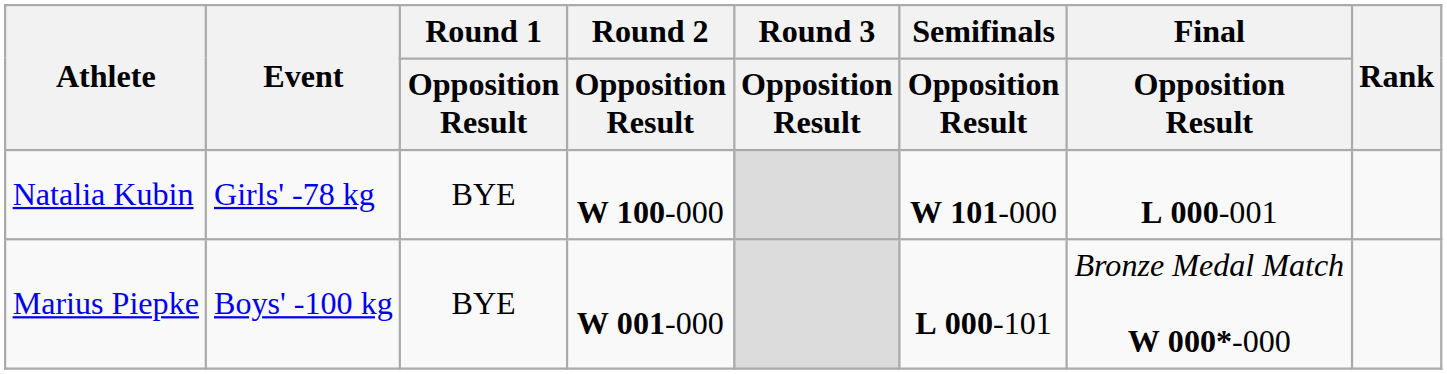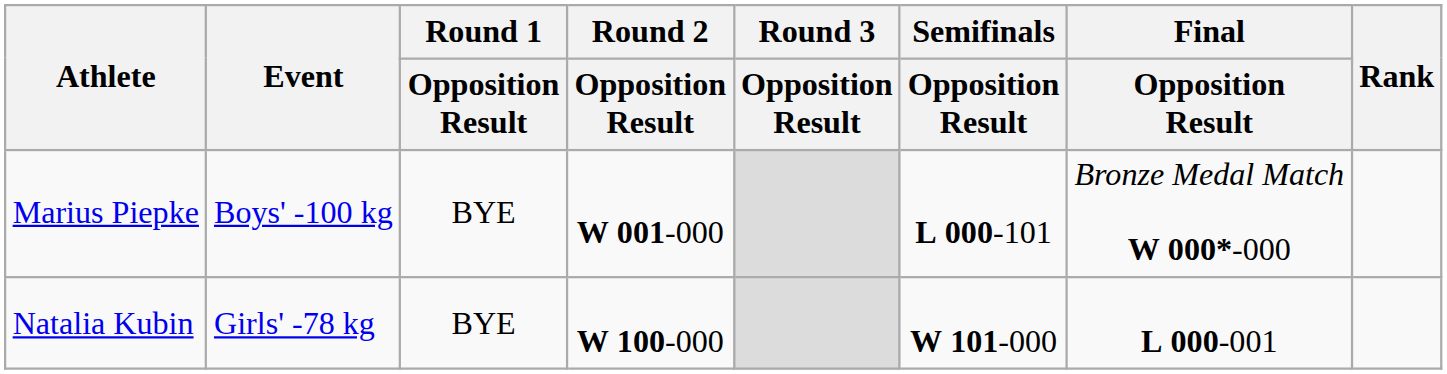rows swapped: (106, 303) <-> (103, 194)
